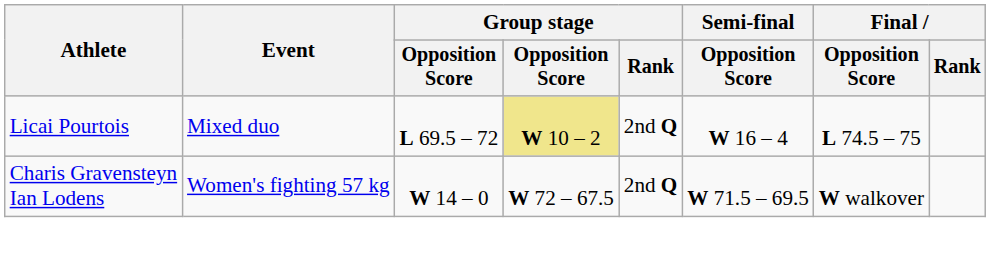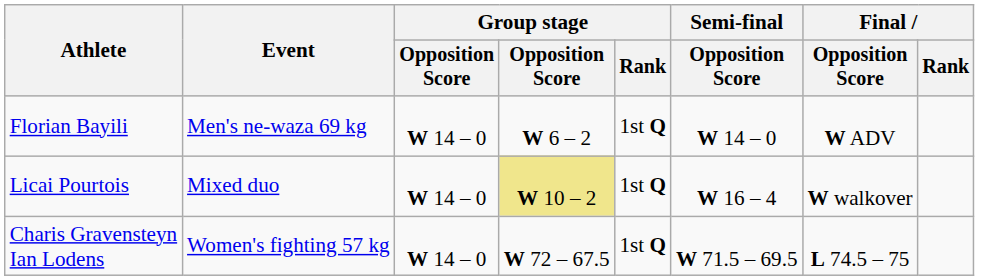+ row: (69, 126)
(449, 138) L 69.5 – 72 -> (447, 198) W 14 – 0
(651, 126) 2nd Q -> (643, 186) 1st Q
(871, 138) L 74.5 – 75 -> (860, 198) W walkover
(651, 186) 2nd Q -> (643, 246) 1st Q
(871, 198) W walkover -> (860, 258) L 74.5 – 75
